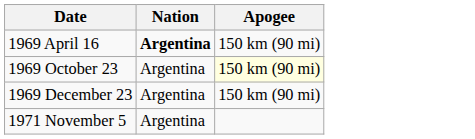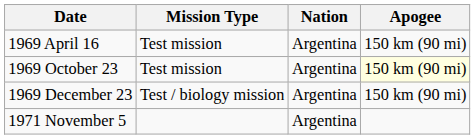+ column: (212, 17)
(175, 43) bold -> (324, 43) normal
